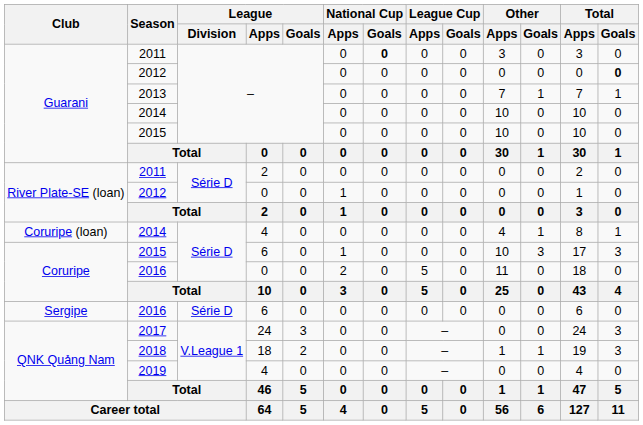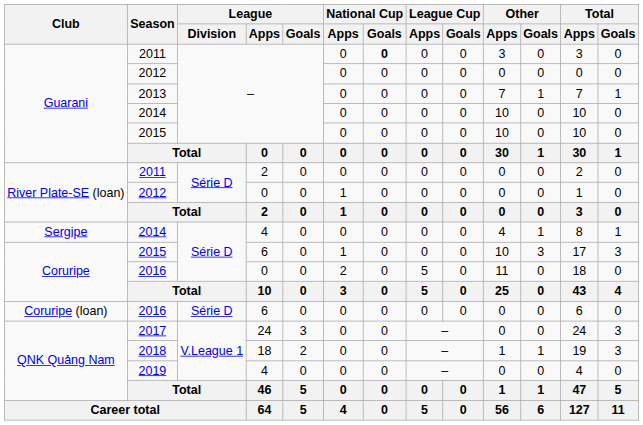(618, 73) bold -> (618, 73) normal
(66, 232) Coruripe (loan) -> (66, 232) Sergipe
(66, 311) Sergipe -> (66, 311) Coruripe (loan)
